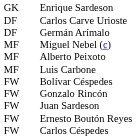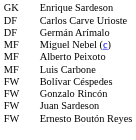- row: (74, 130)
